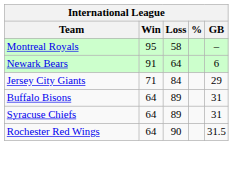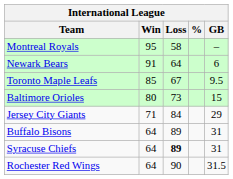+ row: (52, 81)
+ row: (45, 98)
(176, 115) normal -> (176, 149) bold
